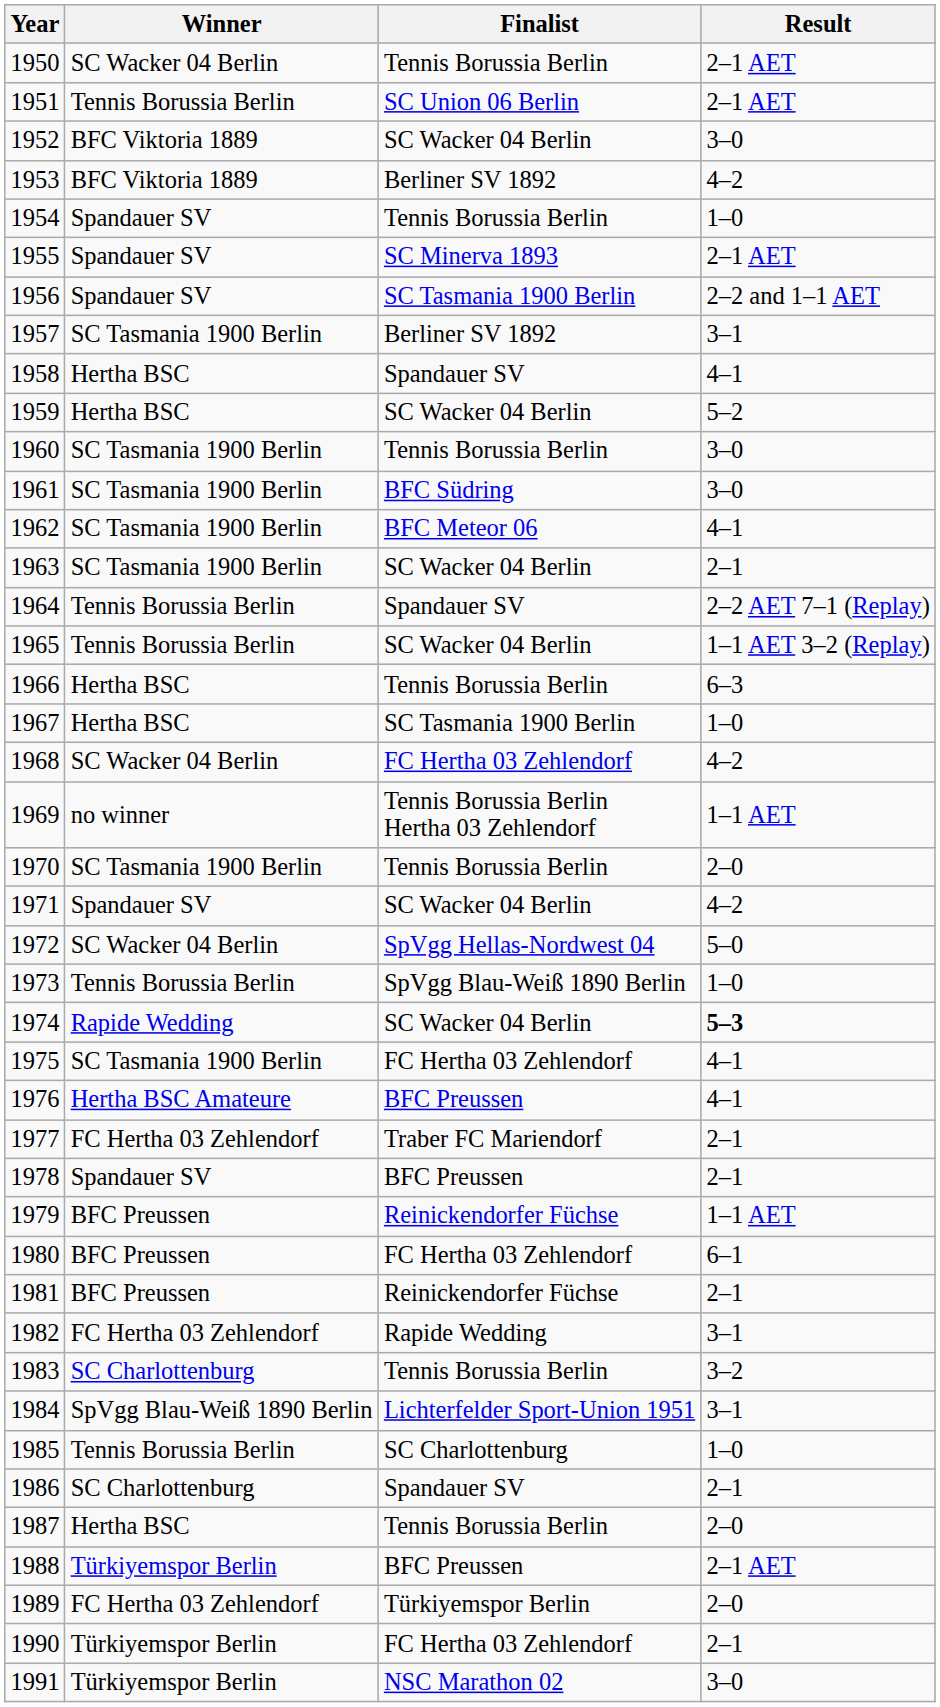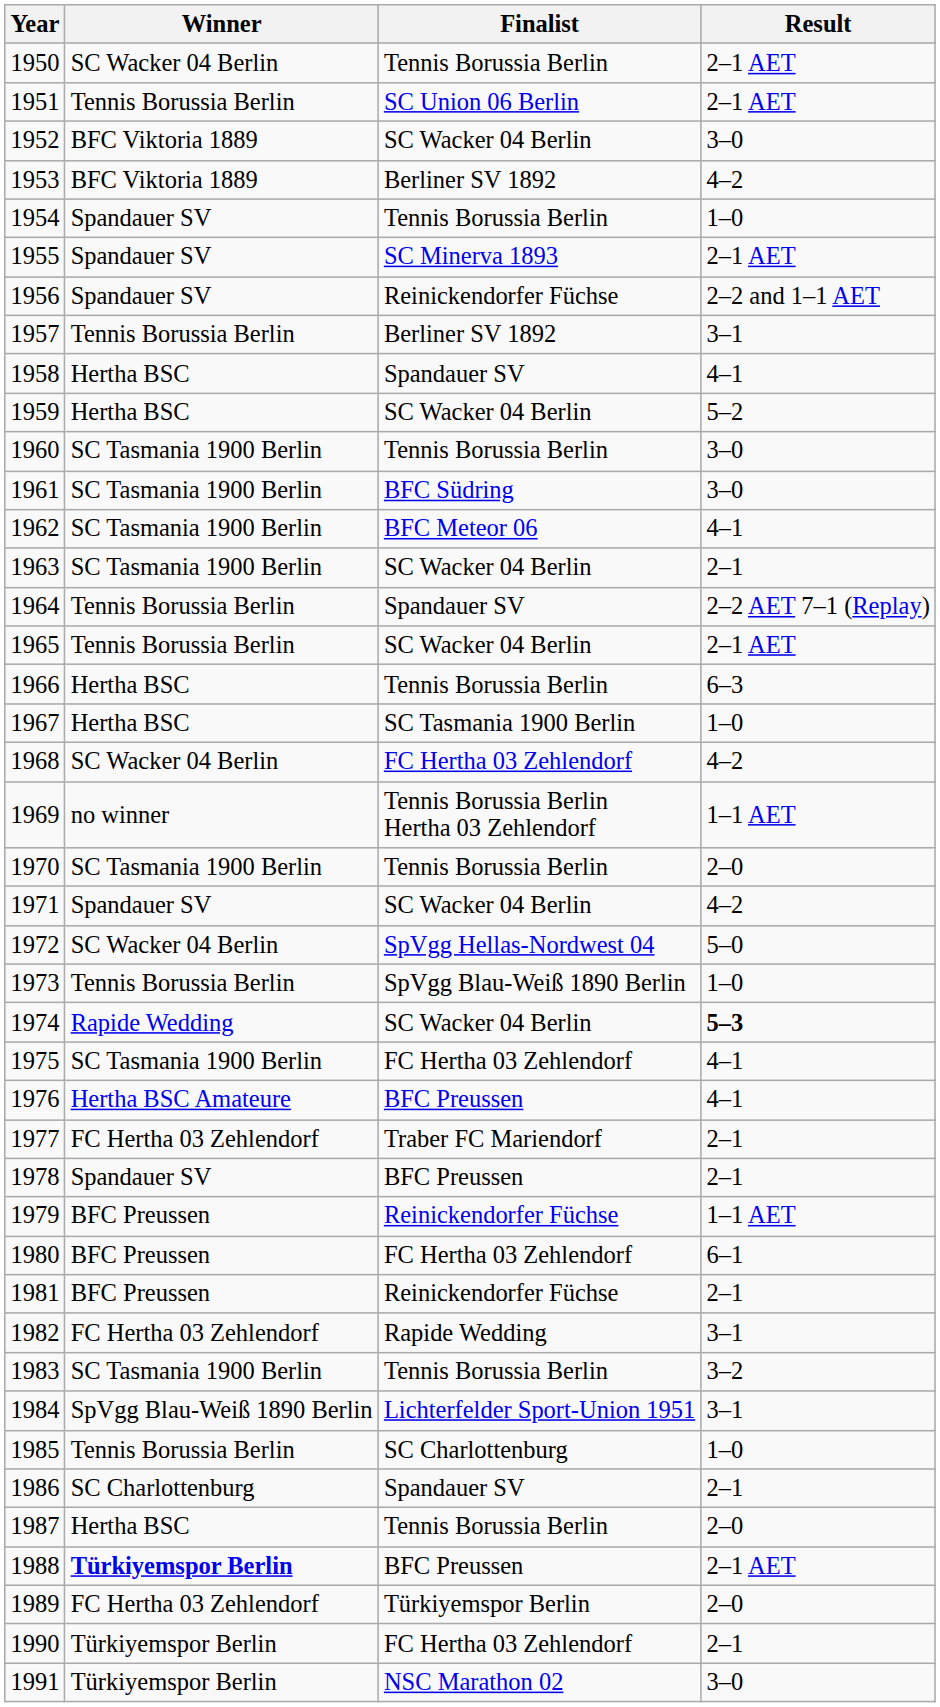(510, 295) SC Tasmania 1900 Berlin -> (501, 295) Reinickendorfer Füchse
(196, 334) SC Tasmania 1900 Berlin -> (183, 334) Tennis Borussia Berlin
(818, 645) 1–1 AET 3–2 (Replay) -> (751, 645) 2–1 AET
(163, 1371) SC Charlottenburg -> (196, 1371) SC Tasmania 1900 Berlin
(174, 1565) normal -> (182, 1565) bold
